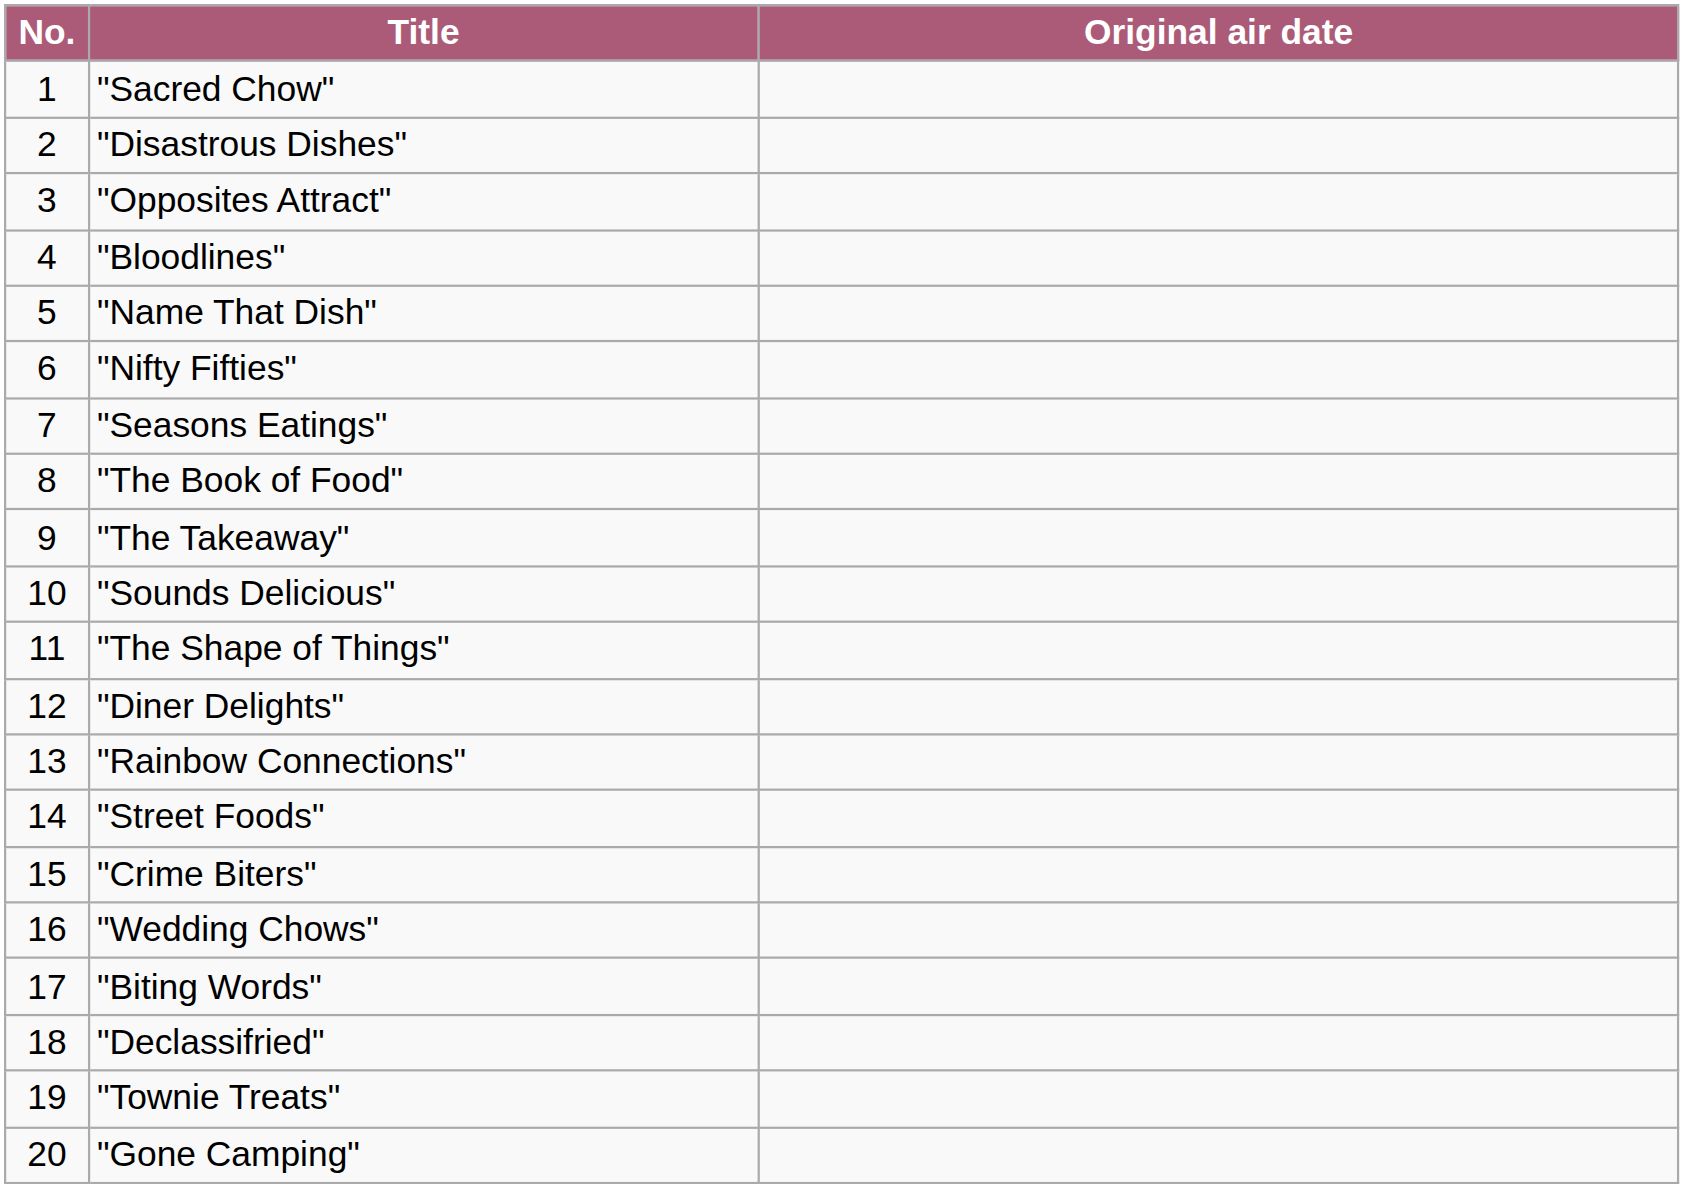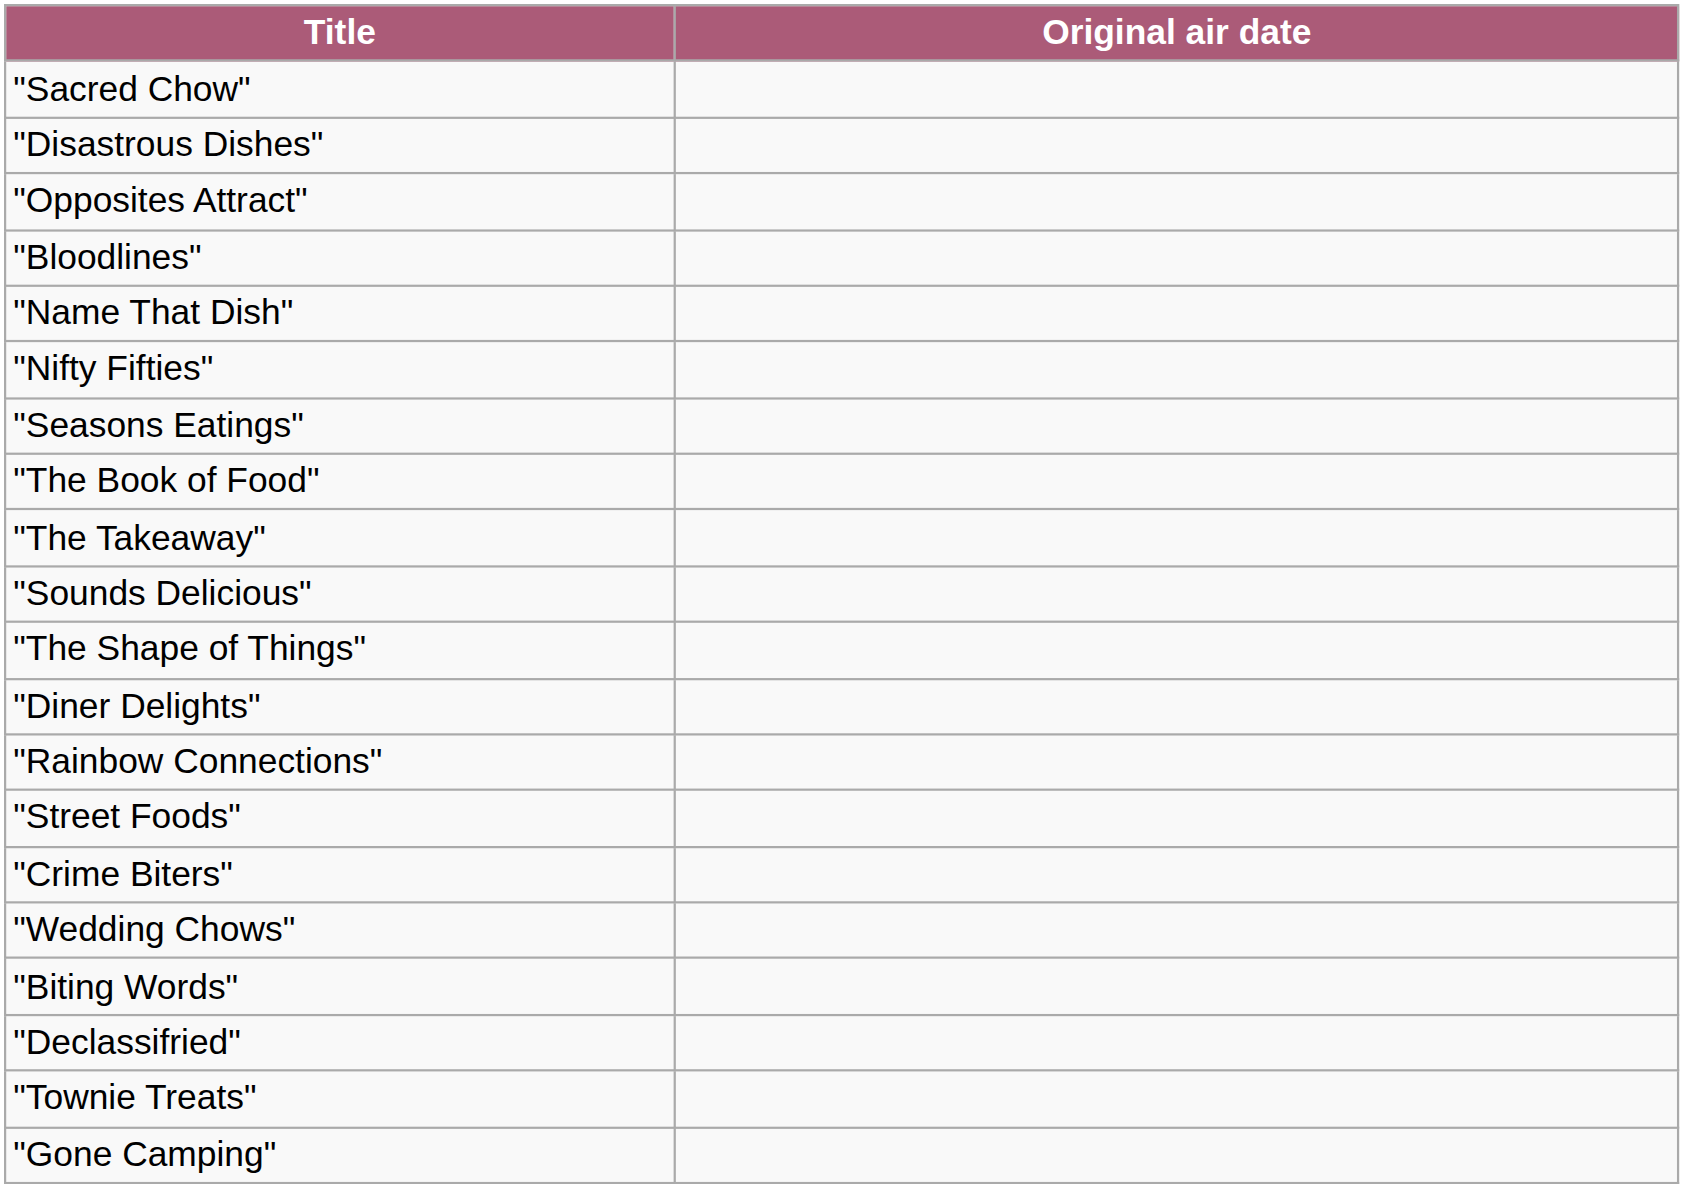- column: (47, 32)
